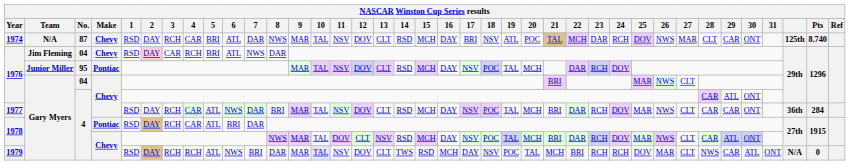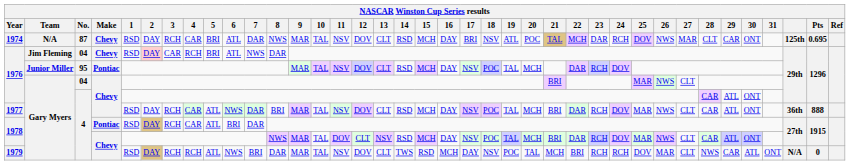(818, 39) 8.740 -> (818, 39) 0.695
(731, 110) CAR -> (731, 110) ATL
(818, 110) 284 -> (818, 110) 888
(321, 152) lavender background -> (321, 152) no background
